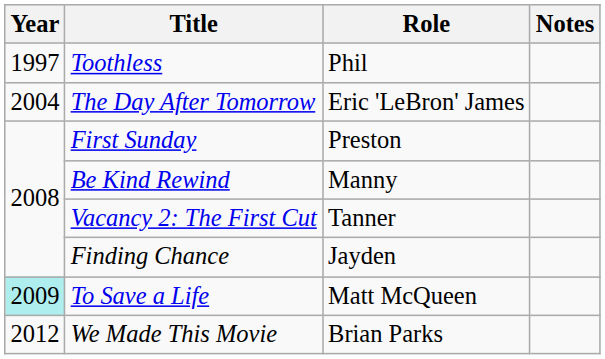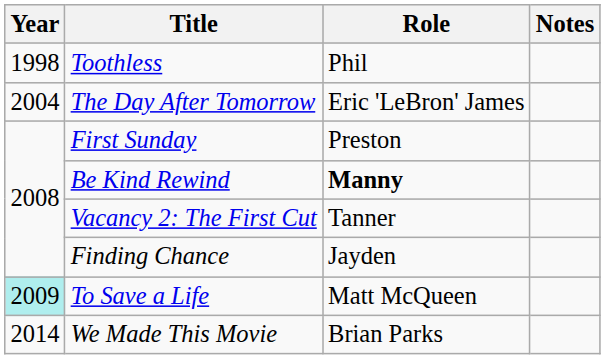(35, 62) 1997 -> (35, 62) 1998
(363, 179) normal -> (365, 179) bold
(35, 334) 2012 -> (35, 334) 2014
